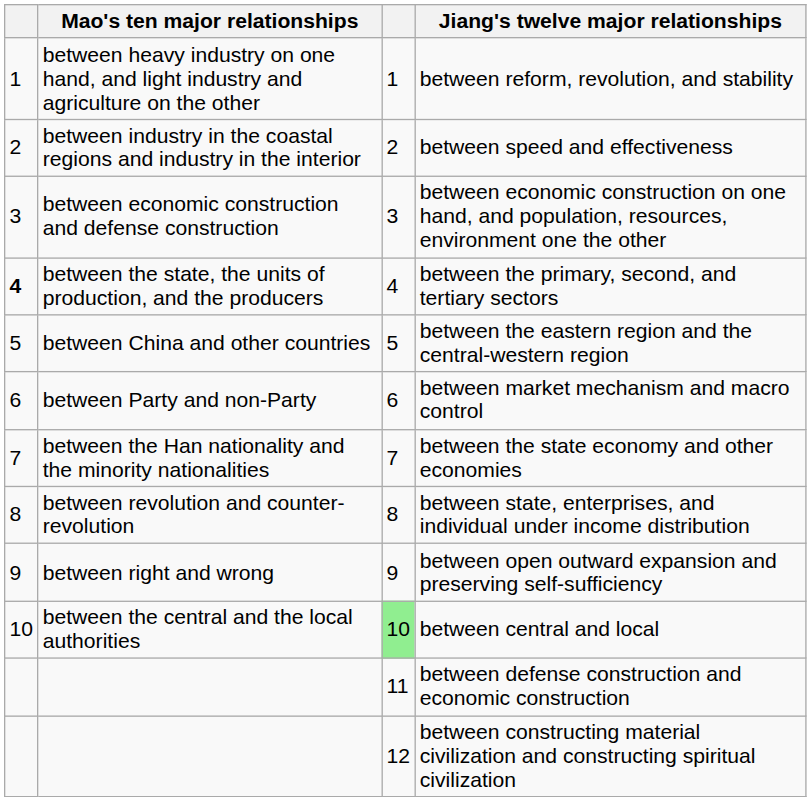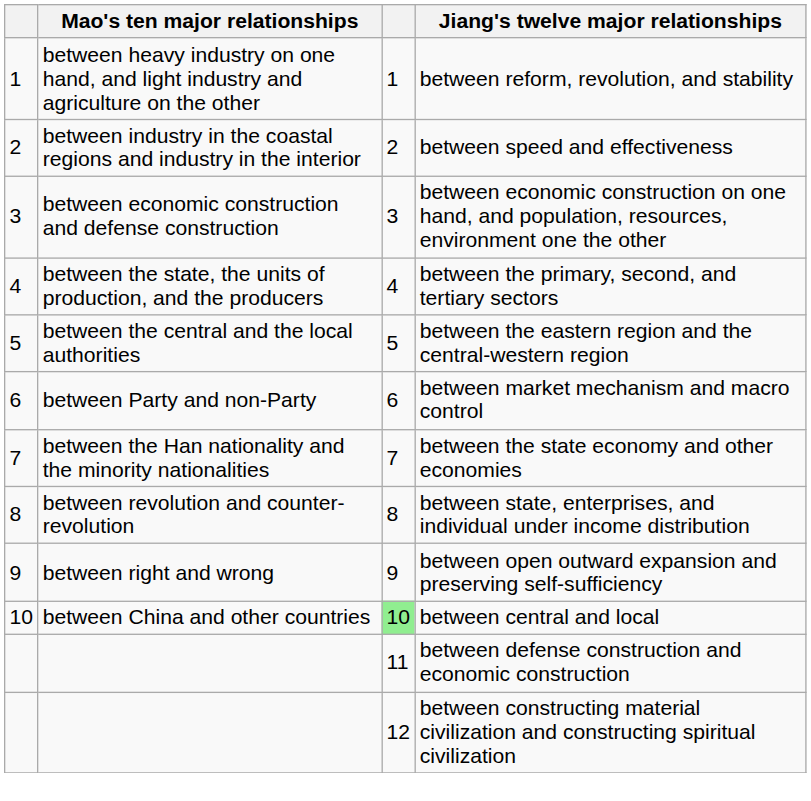(15, 285) bold -> (15, 285) normal
(207, 343) between China and other countries -> (198, 343) between the central and the local authorities
(198, 629) between the central and the local authorities -> (207, 617) between China and other countries
